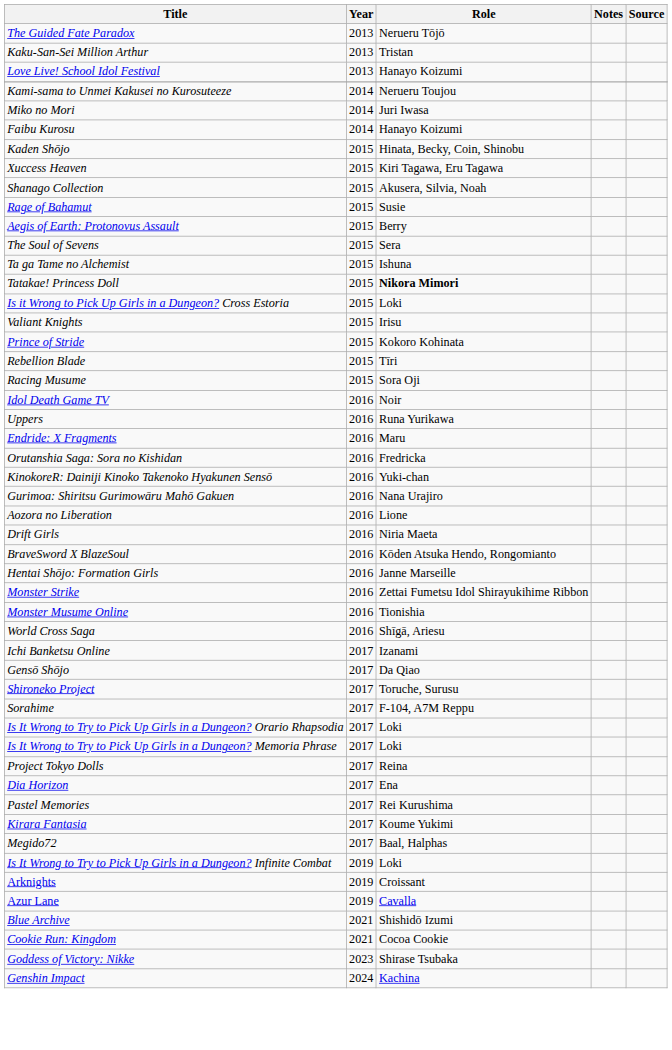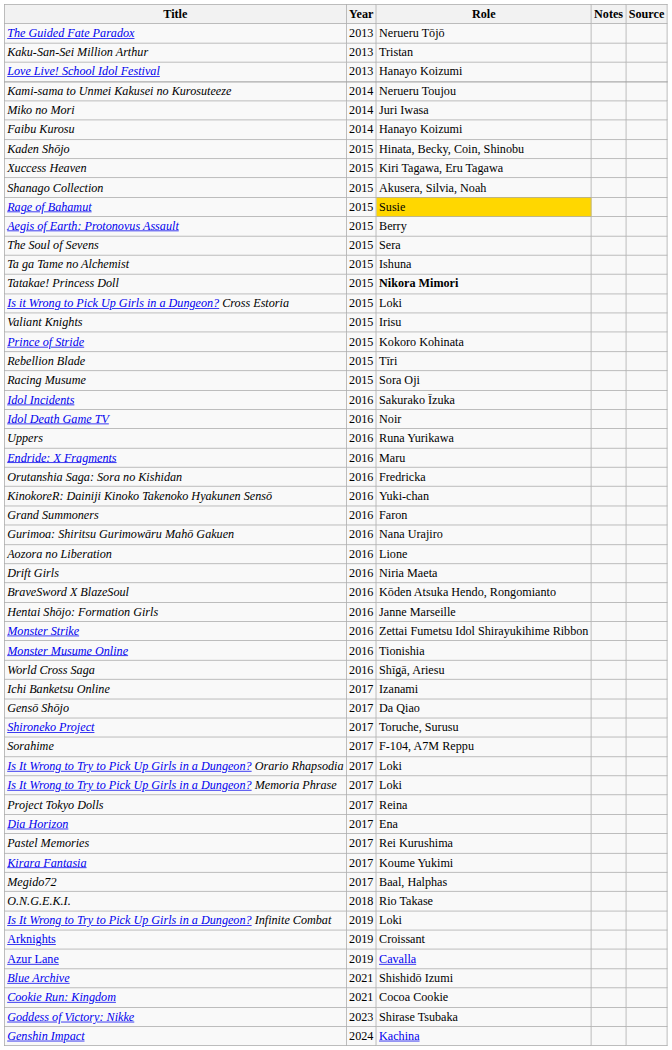(392, 206) no background -> (392, 206) gold background
+ row: (41, 399)
+ row: (53, 515)
+ row: (39, 901)
